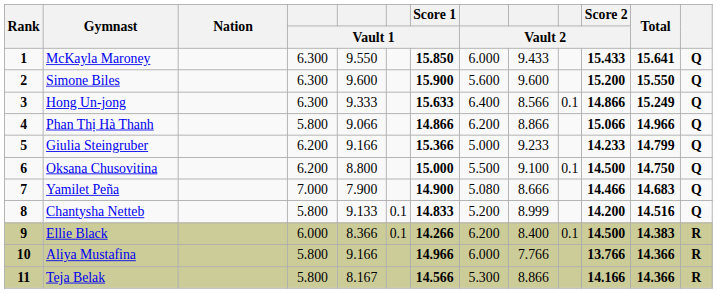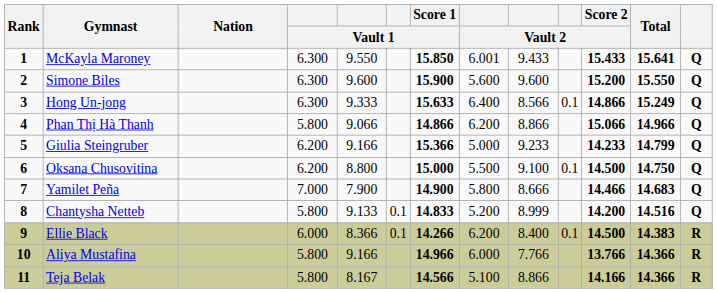(484, 59) 6.000 -> (484, 59) 6.001
(484, 189) 5.080 -> (484, 189) 5.800
(484, 277) 5.300 -> (484, 277) 5.100
